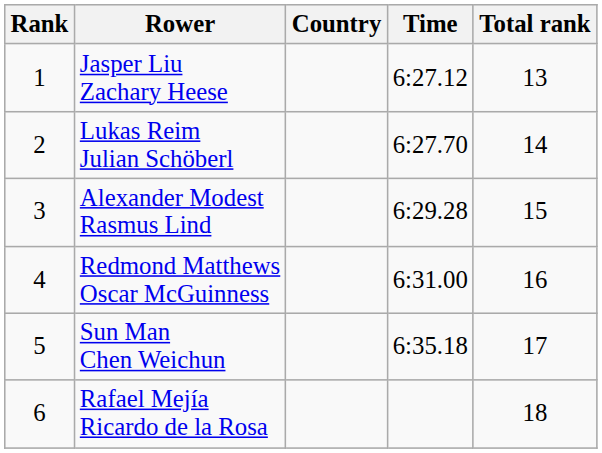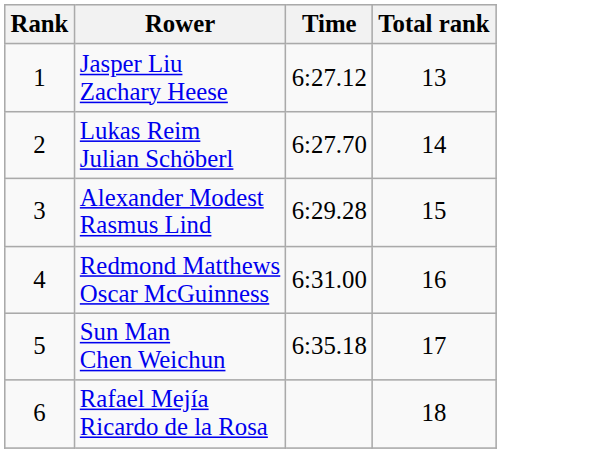- column: (336, 24)
